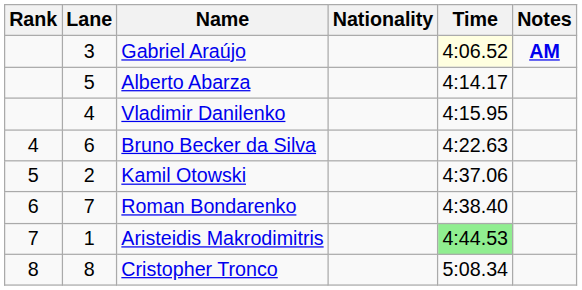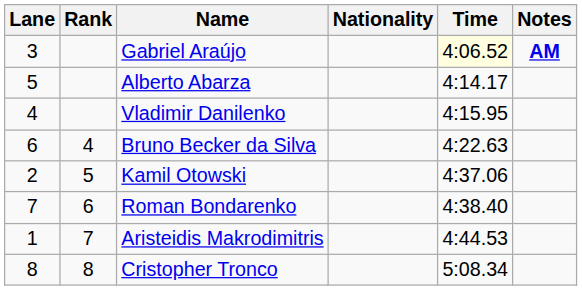columns swapped: (33, 20) <-> (89, 20)
(475, 238) lightgreen background -> (475, 238) no background
